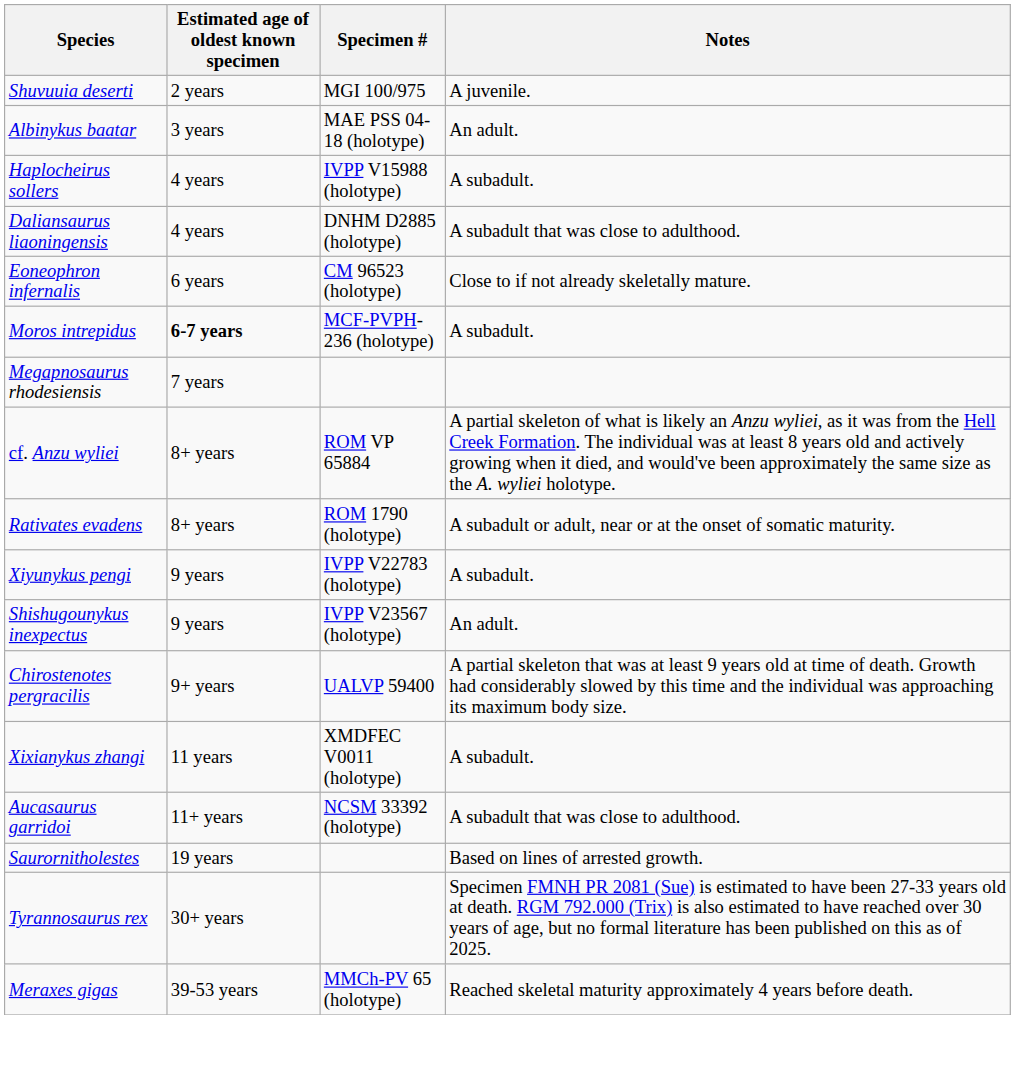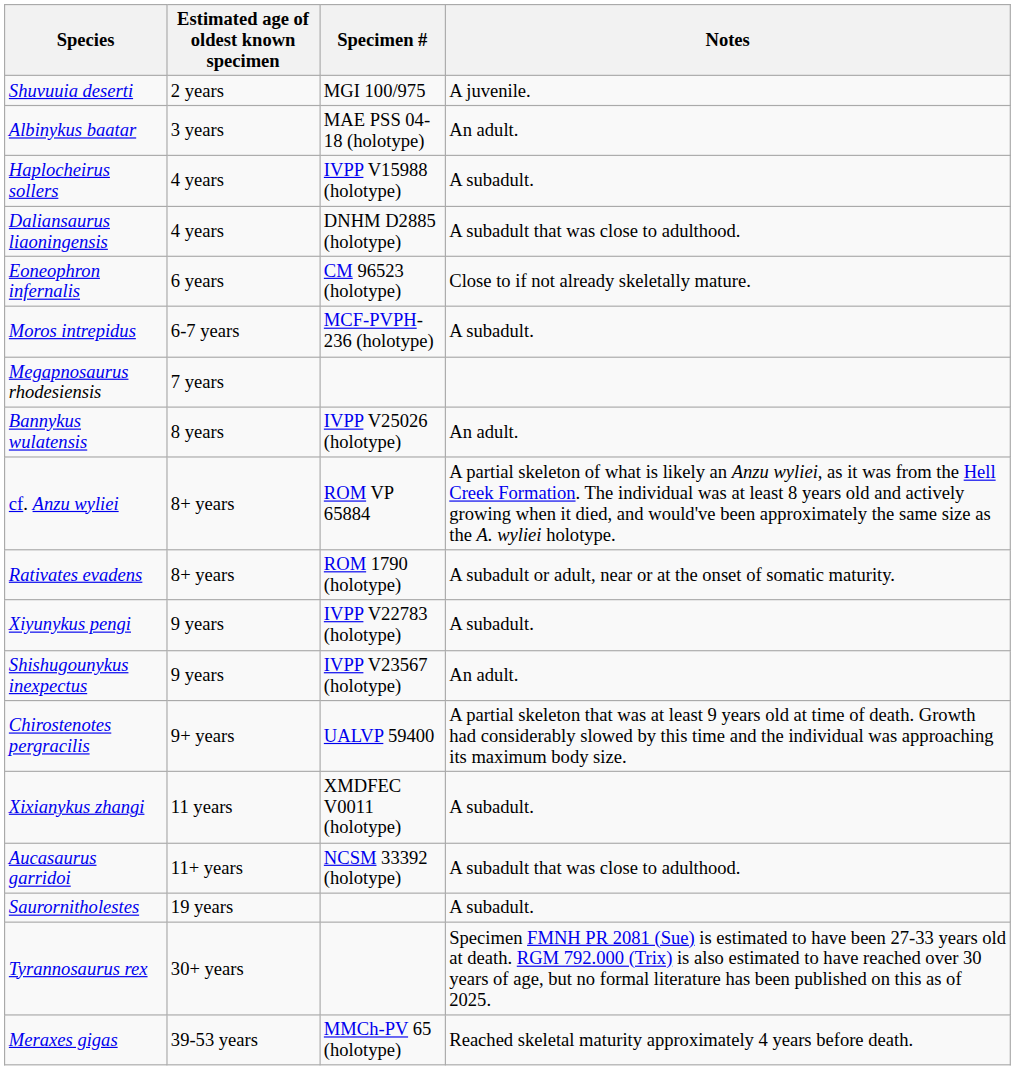(207, 331) bold -> (205, 331) normal
+ row: (48, 432)
(576, 857) Based on lines of arrested growth. -> (492, 907) A subadult.
